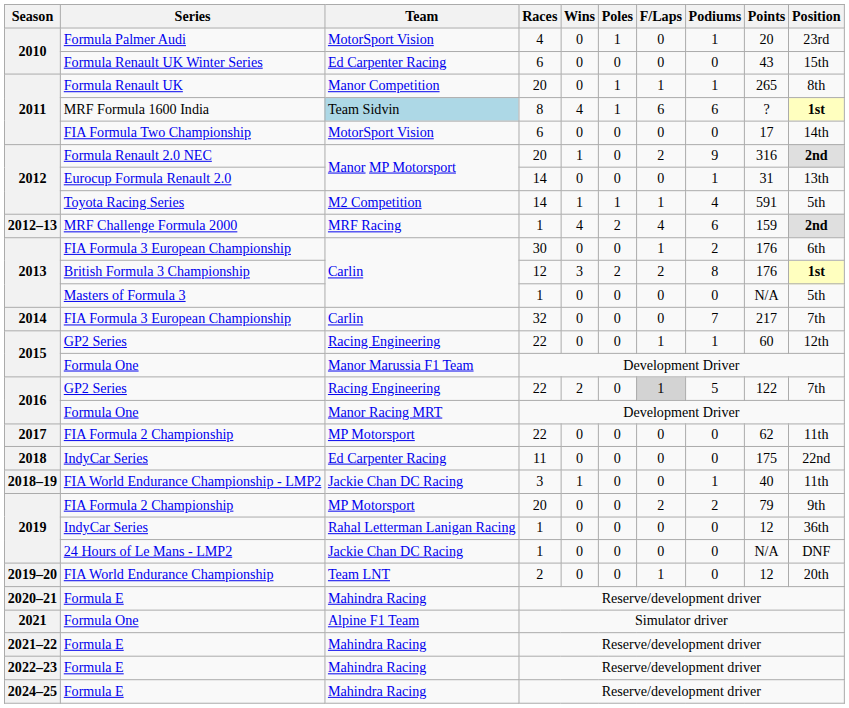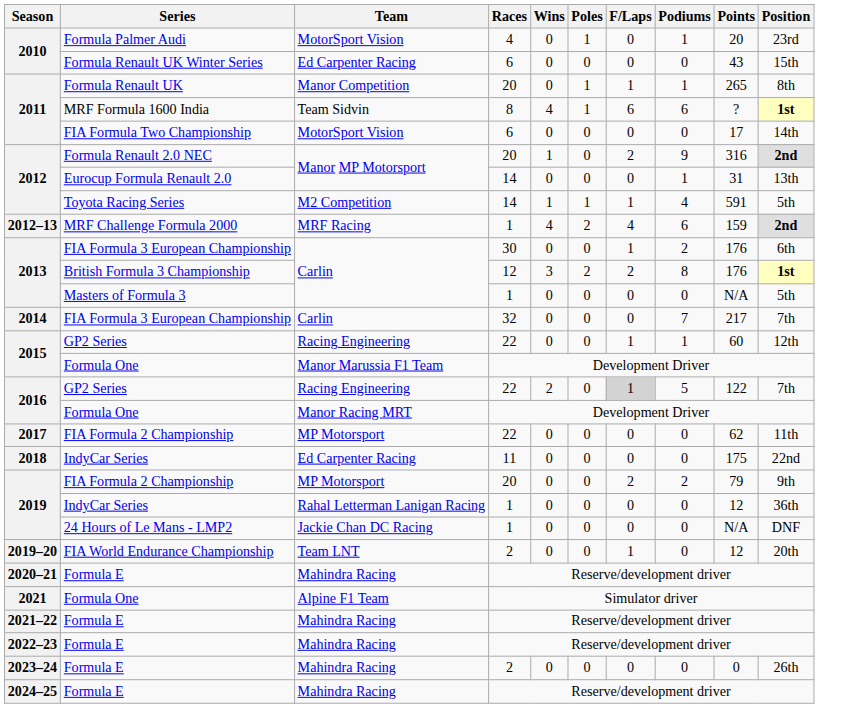(364, 109) lightblue background -> (333, 109) no background
- row: (32, 482)
+ row: (32, 668)
